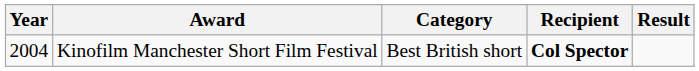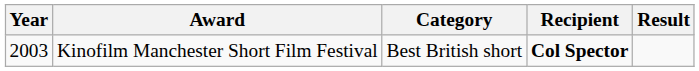(29, 50) 2004 -> (29, 50) 2003
